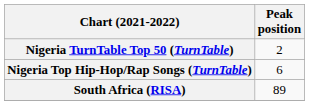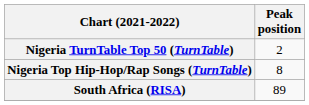(279, 69) 6 -> (279, 69) 8
